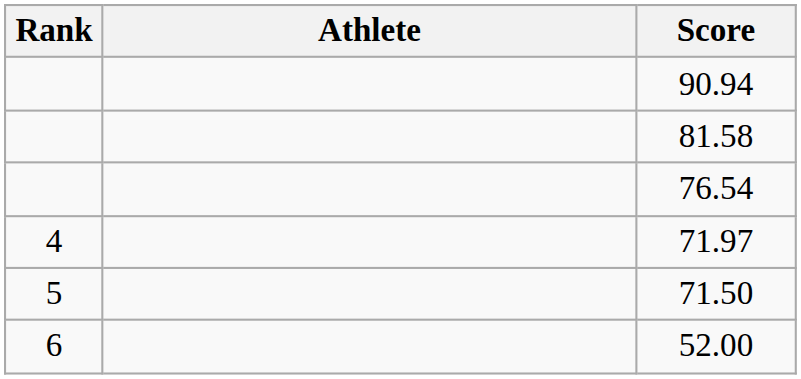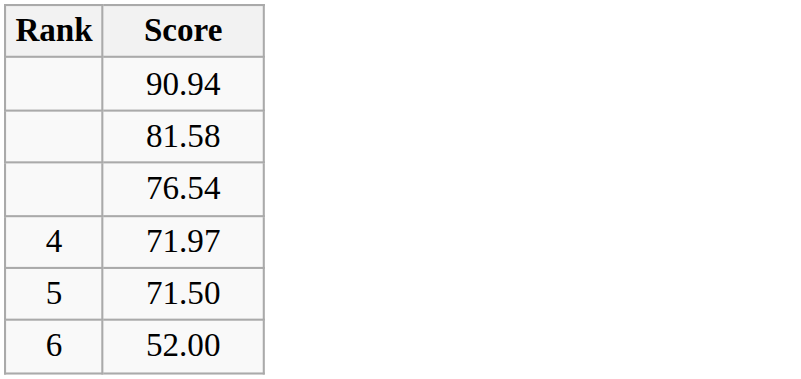- column: (369, 30)
